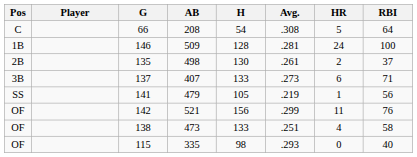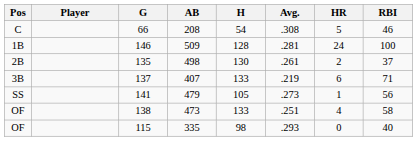(388, 29) 64 -> (388, 29) 46
(290, 78) .273 -> (290, 78) .219
(290, 95) .219 -> (290, 95) .273
- row: (143, 111)
